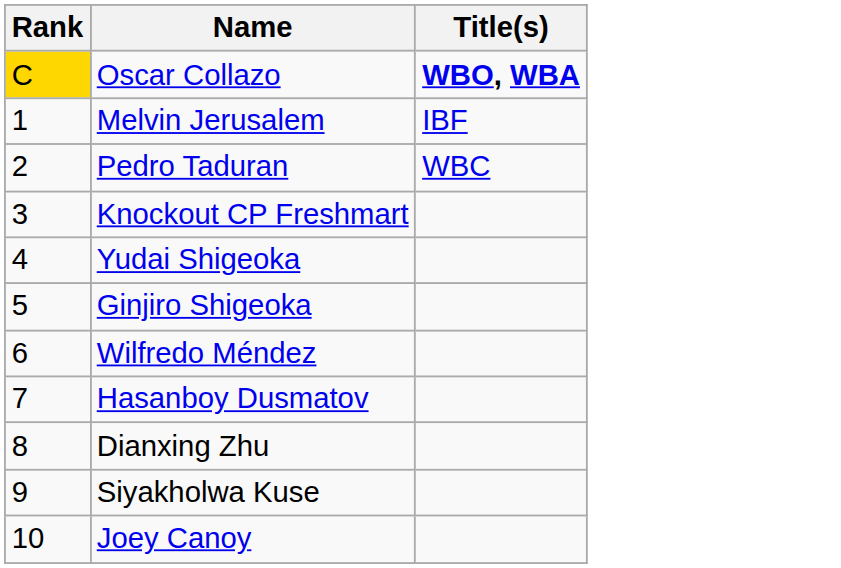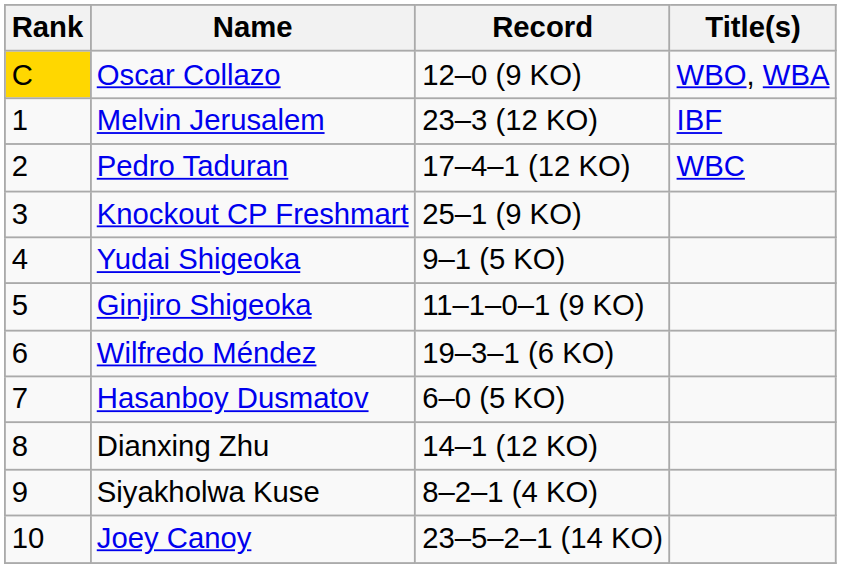+ column: (543, 27)
(501, 74) bold -> (753, 74) normal
